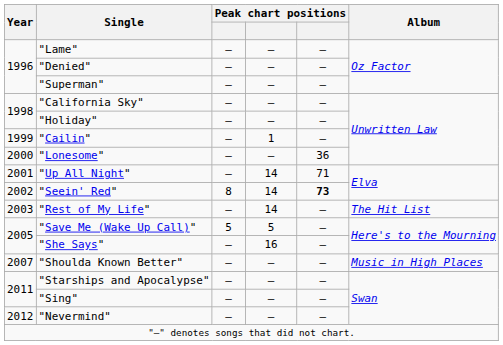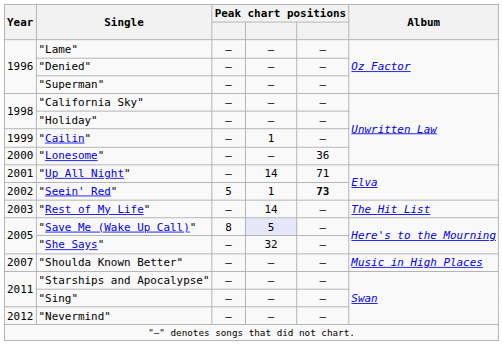(229, 191) 8 -> (229, 191) 5
(271, 191) 14 -> (271, 191) 1
(229, 227) 5 -> (229, 227) 8
(271, 227) no background -> (271, 227) lavender background
(271, 245) 16 -> (271, 245) 32
